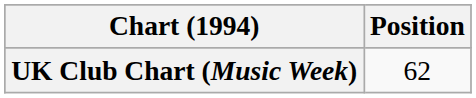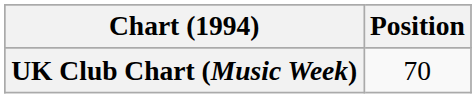(417, 69) 62 -> (417, 69) 70
